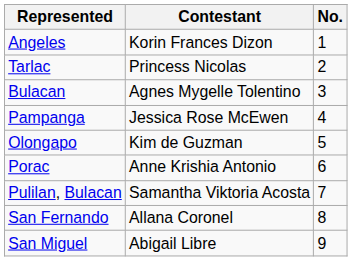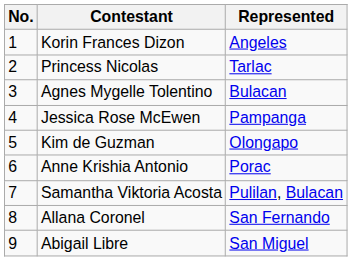columns swapped: (330, 17) <-> (65, 17)
